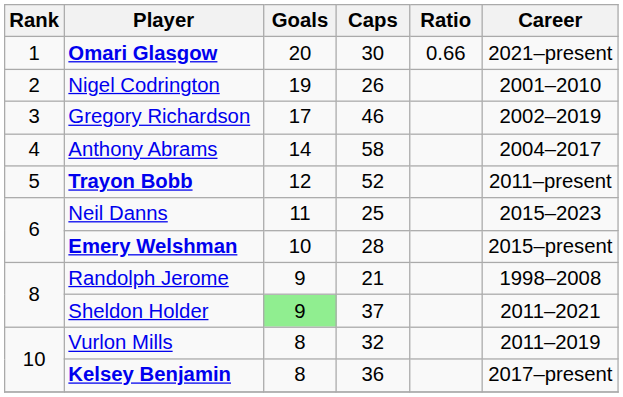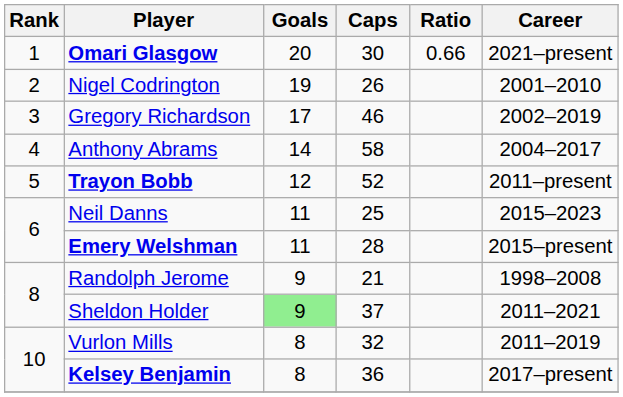(300, 246) 10 -> (300, 246) 11
